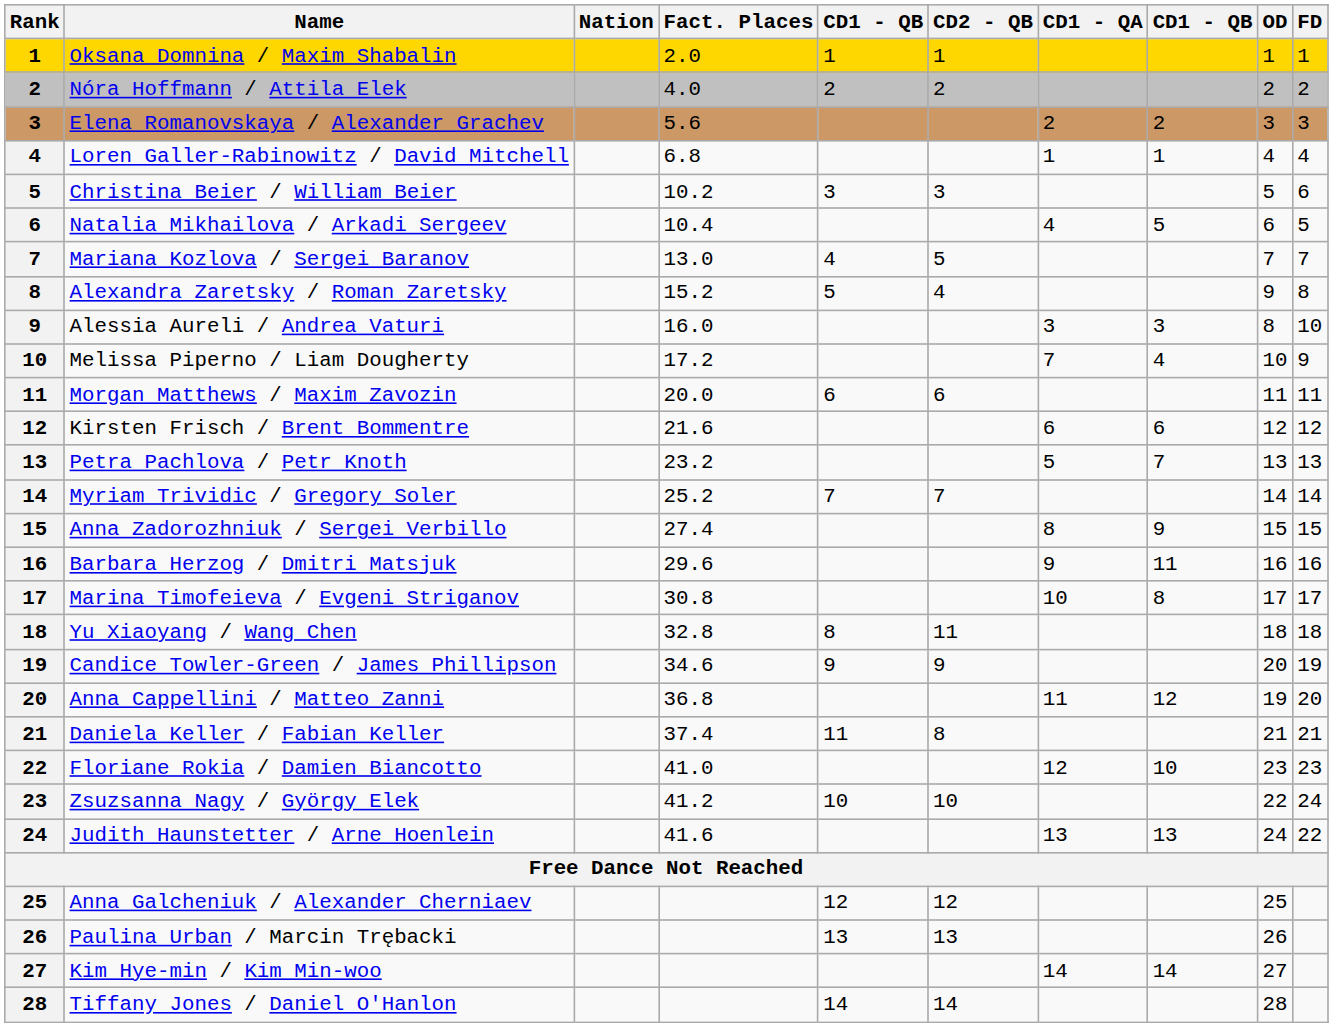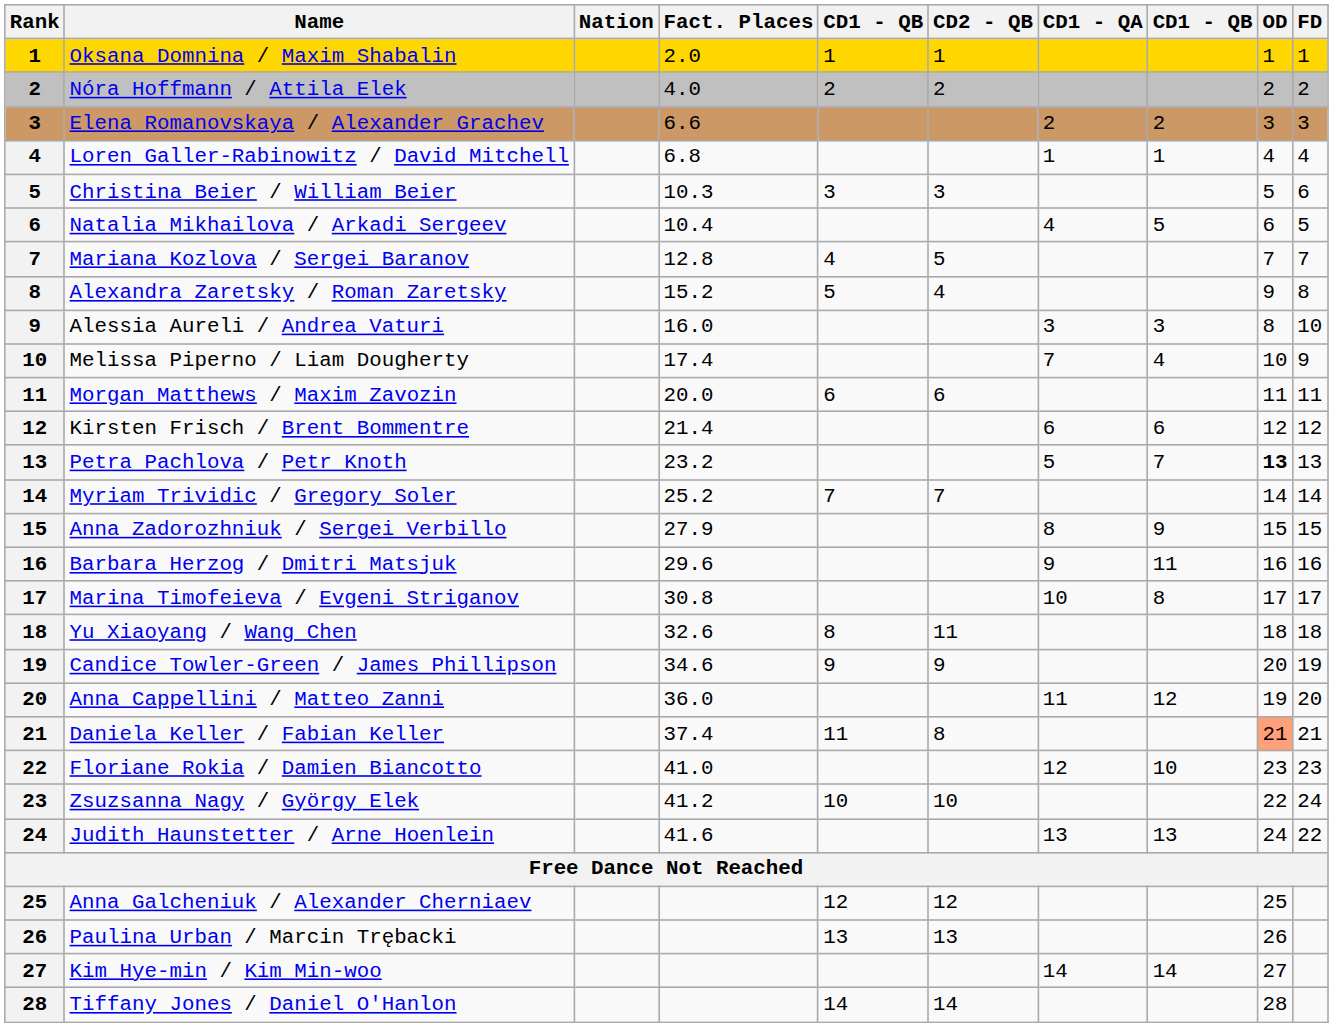(682, 123) 5.6 -> (682, 123) 6.6
(689, 191) 10.2 -> (689, 191) 10.3
(689, 259) 13.0 -> (689, 259) 12.8
(689, 361) 17.2 -> (689, 361) 17.4
(689, 429) 21.6 -> (689, 429) 21.4
(1275, 462) normal -> (1275, 462) bold
(689, 530) 27.4 -> (689, 530) 27.9
(689, 632) 32.8 -> (689, 632) 32.6
(689, 700) 36.8 -> (689, 700) 36.0
(1275, 734) no background -> (1275, 734) lightsalmon background
